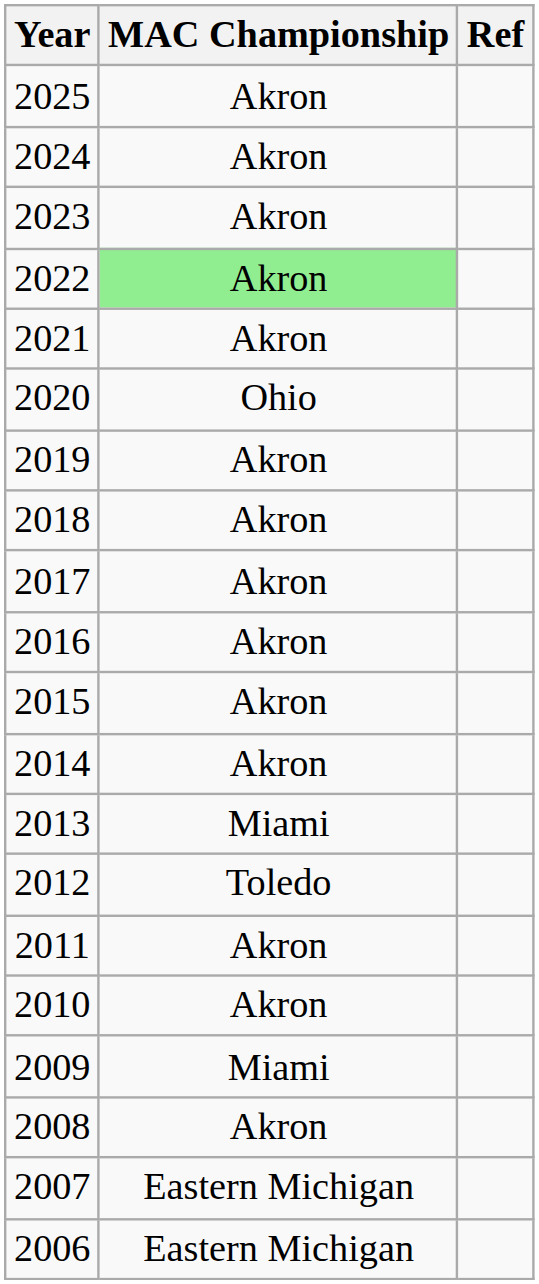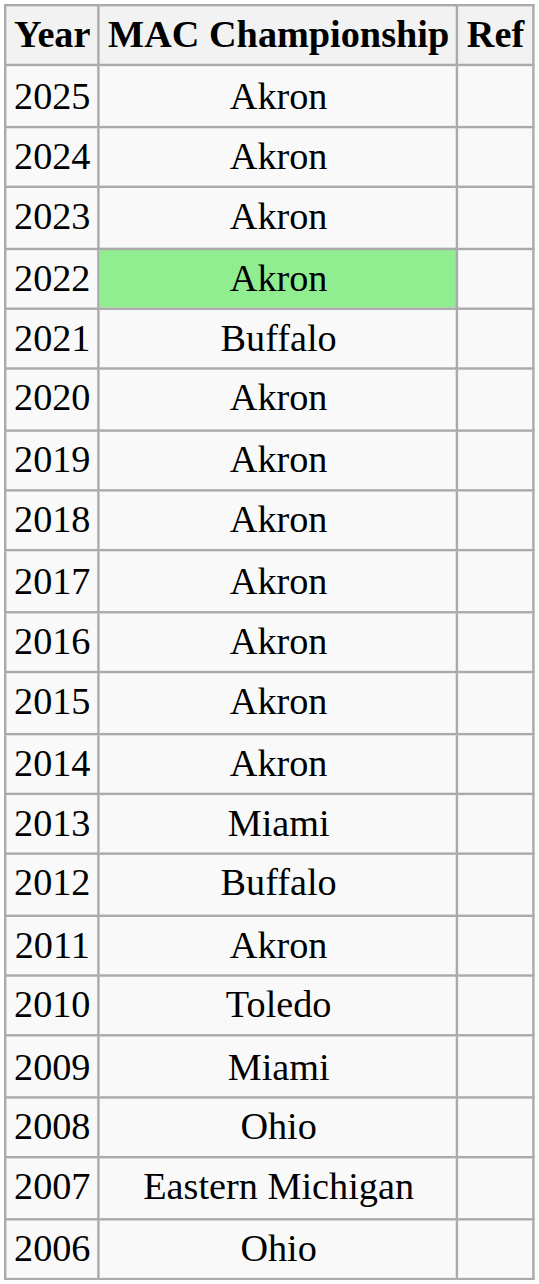(279, 338) Akron -> (279, 338) Buffalo
(279, 398) Ohio -> (279, 398) Akron
(279, 883) Toledo -> (279, 883) Buffalo
(279, 1005) Akron -> (279, 1005) Toledo
(279, 1126) Akron -> (279, 1126) Ohio
(279, 1247) Eastern Michigan -> (279, 1247) Ohio
